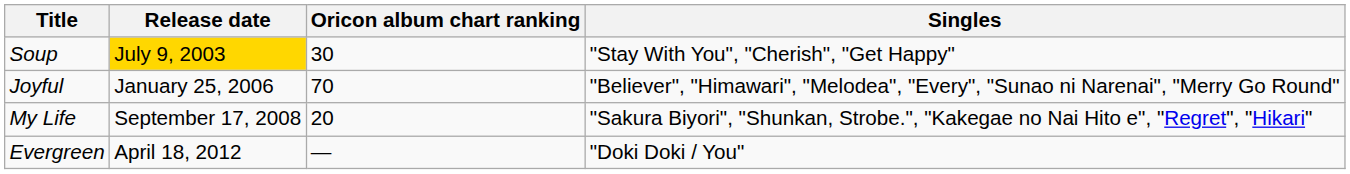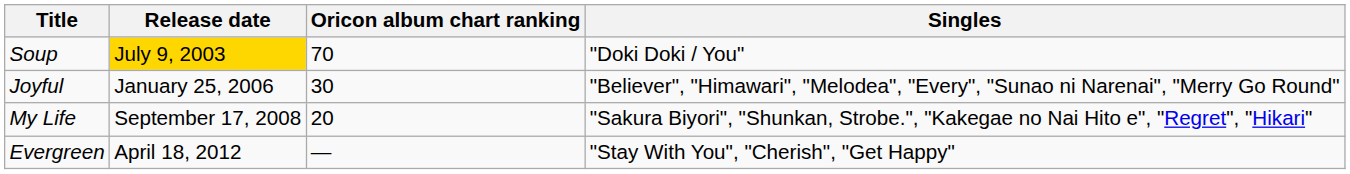(322, 53) 30 -> (322, 53) 70
(772, 53) "Stay With You", "Cherish", "Get Happy" -> (667, 53) "Doki Doki / You"
(322, 86) 70 -> (322, 86) 30
(667, 151) "Doki Doki / You" -> (772, 151) "Stay With You", "Cherish", "Get Happy"
